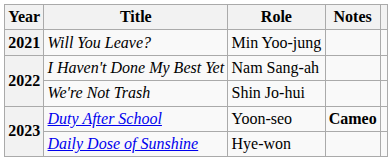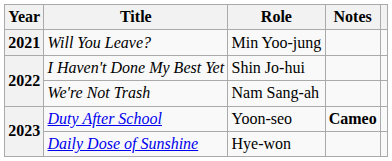(275, 67) Nam Sang-ah -> (268, 67) Shin Jo-hui
(268, 93) Shin Jo-hui -> (275, 93) Nam Sang-ah
